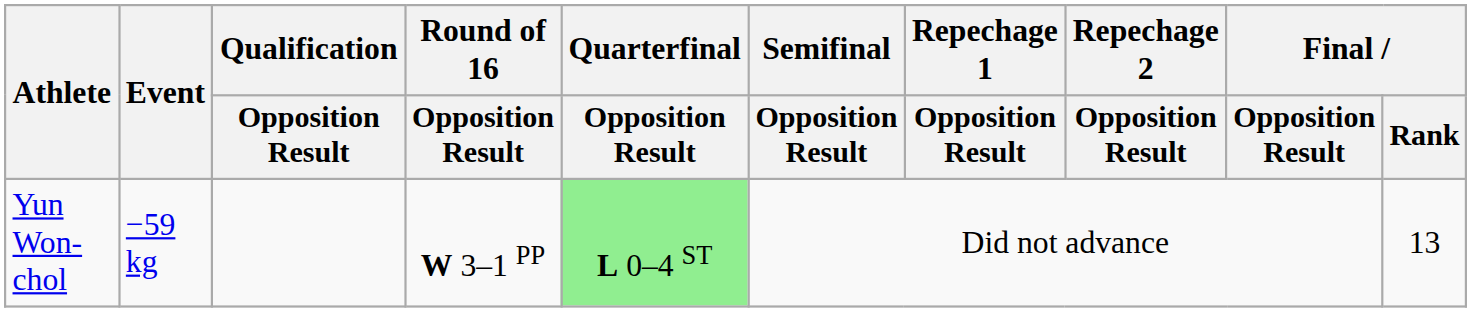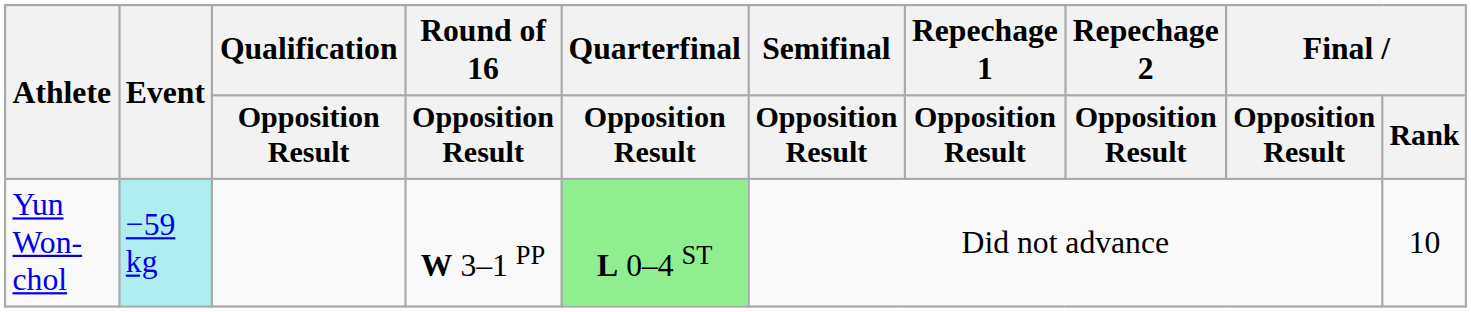(151, 242) no background -> (151, 242) paleturquoise background
(1424, 242) 13 -> (1424, 242) 10
